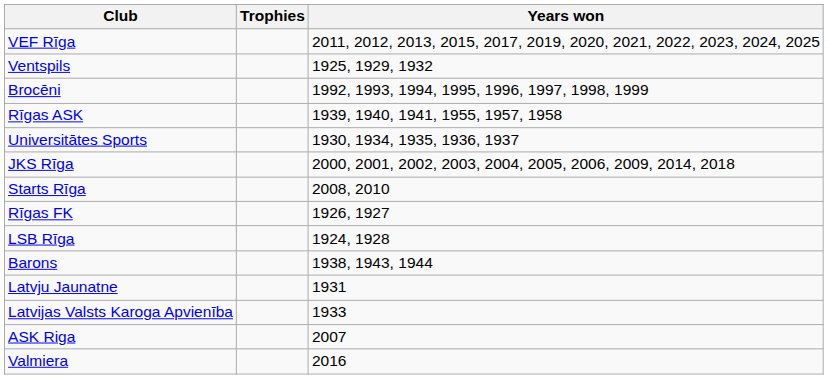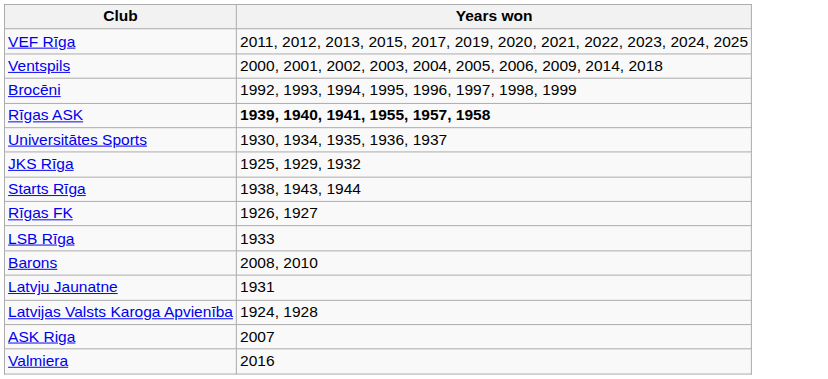- column: (272, 16)
(372, 66) 1925, 1929, 1932 -> (452, 66) 2000, 2001, 2002, 2003, 2004, 2005, 2006, 2009, 2014, 2018
(437, 115) normal -> (365, 115) bold
(523, 164) 2000, 2001, 2002, 2003, 2004, 2005, 2006, 2009, 2014, 2018 -> (301, 164) 1925, 1929, 1932
(351, 189) 2008, 2010 -> (301, 189) 1938, 1943, 1944
(351, 238) 1924, 1928 -> (257, 238) 1933
(372, 262) 1938, 1943, 1944 -> (279, 262) 2008, 2010
(329, 312) 1933 -> (279, 312) 1924, 1928
